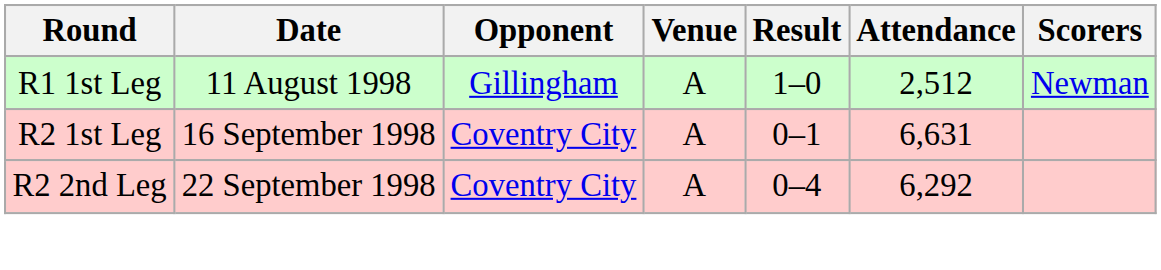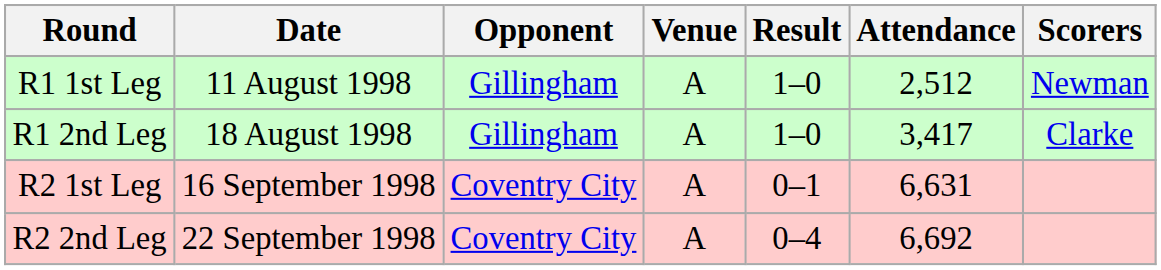+ row: (90, 133)
(936, 185) 6,292 -> (936, 237) 6,692
